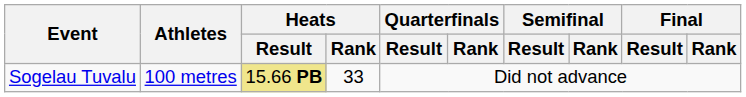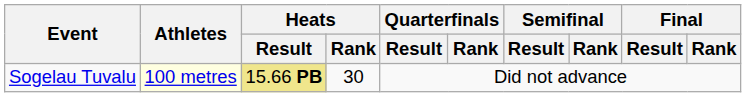(191, 78) no background -> (191, 78) lightyellow background
(353, 78) 33 -> (353, 78) 30
